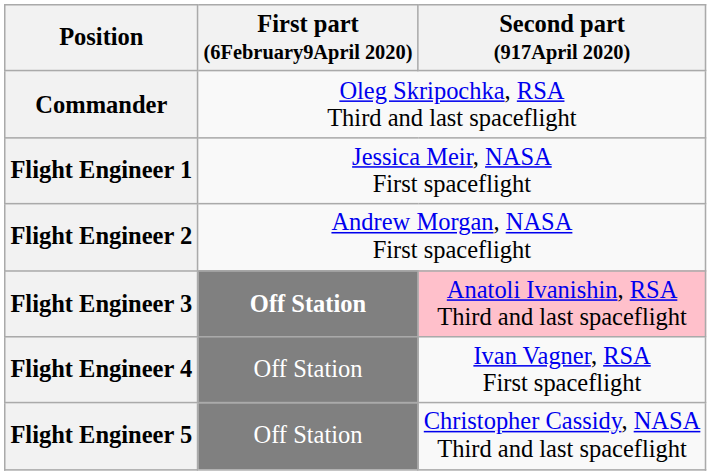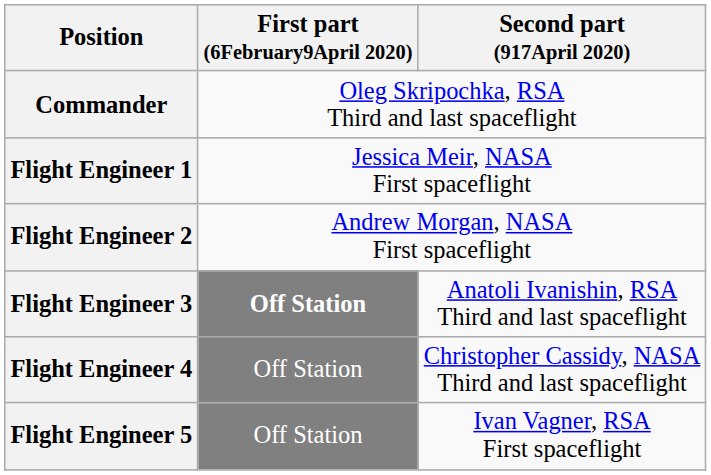(562, 303) pink background -> (562, 303) no background
(562, 369) Ivan Vagner, RSA First spaceflight -> (562, 369) Christopher Cassidy, NASA Third and last spaceflight
(562, 435) Christopher Cassidy, NASA Third and last spaceflight -> (562, 435) Ivan Vagner, RSA First spaceflight
